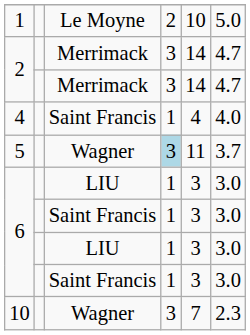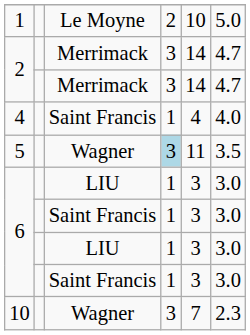(228, 150) 3.7 -> (228, 150) 3.5
